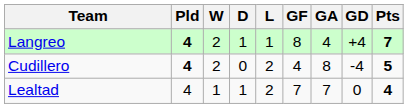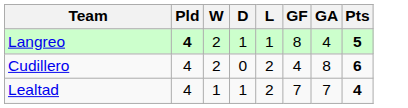- column: (357, 16)
(388, 41) 7 -> (357, 41) 5
(187, 66) bold -> (187, 66) normal
(388, 66) 5 -> (357, 66) 6
